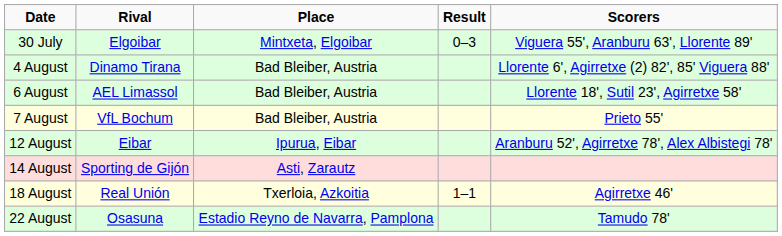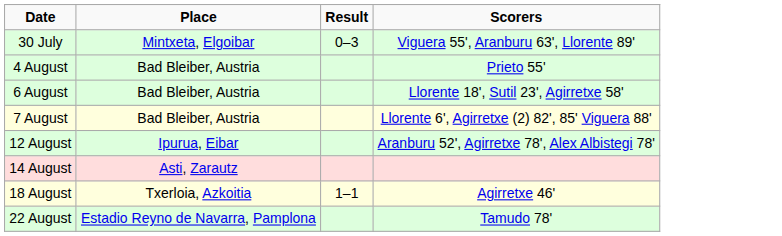- column: (135, 17)
(634, 68) Llorente 6', Agirretxe (2) 82', 85' Viguera 88' -> (516, 68) Prieto 55'
(634, 118) Prieto 55' -> (516, 118) Llorente 6', Agirretxe (2) 82', 85' Viguera 88'
